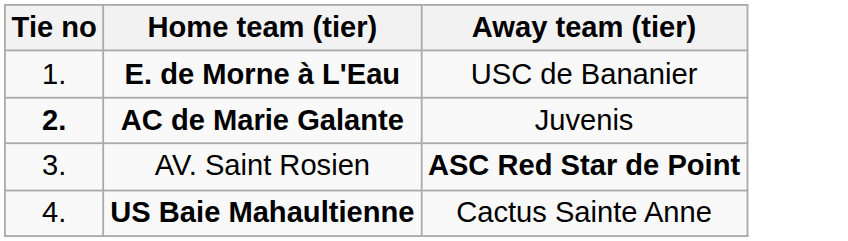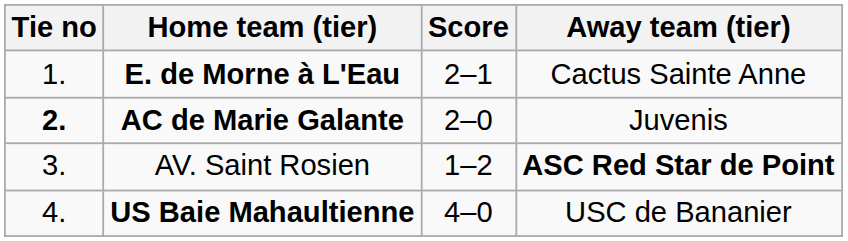+ column: (468, 27)
(584, 73) USC de Bananier -> (678, 73) Cactus Sainte Anne
(584, 212) Cactus Sainte Anne -> (678, 212) USC de Bananier
